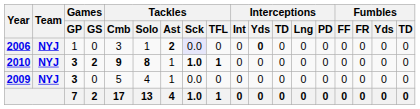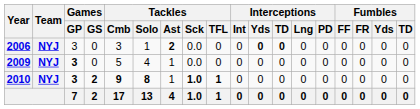(74, 46) 1 -> (74, 46) 3
(194, 46) lavender background -> (194, 46) no background
(282, 46) normal -> (282, 46) bold
rows swapped: (19, 79) <-> (19, 63)
